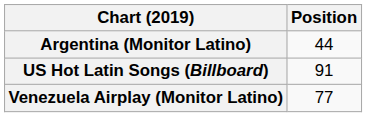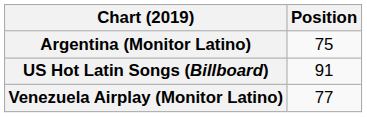(324, 44) 44 -> (324, 44) 75
